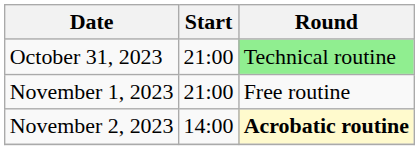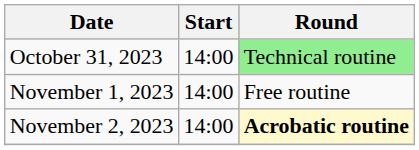(209, 56) 21:00 -> (209, 56) 14:00
(209, 91) 21:00 -> (209, 91) 14:00
